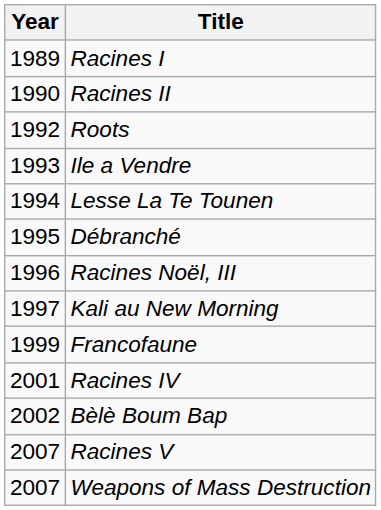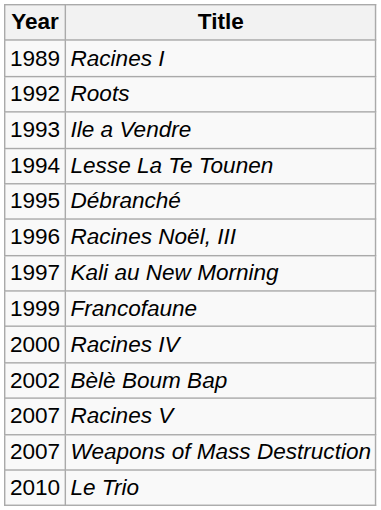- row: (121, 93)
(35, 380) 2001 -> (35, 344) 2000
+ row: (105, 487)
